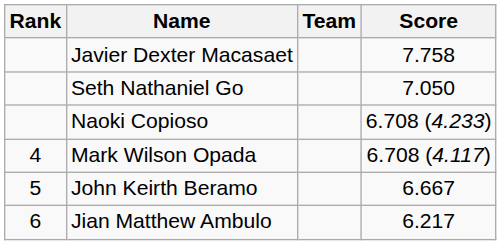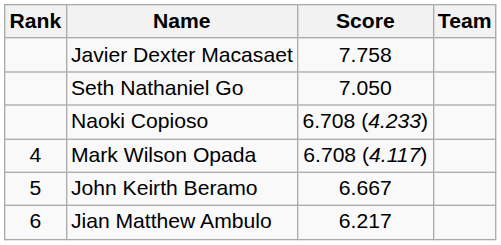columns swapped: (329, 21) <-> (429, 21)
